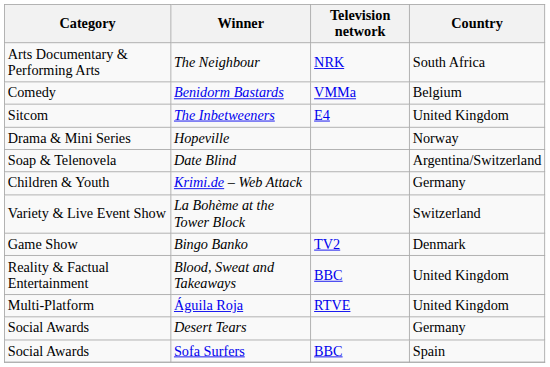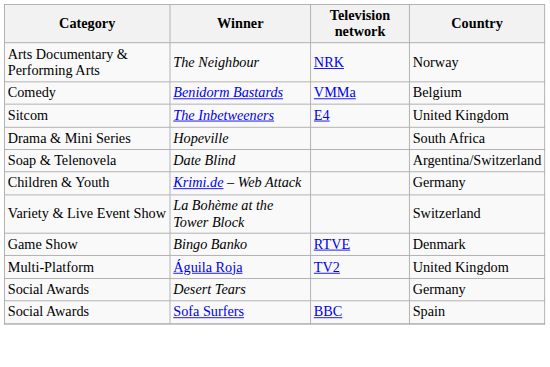(449, 62) South Africa -> (436, 62) Norway
(436, 138) Norway -> (449, 138) South Africa
(327, 244) TV2 -> (332, 244) RTVE
- row: (224, 275)
(332, 305) RTVE -> (327, 267) TV2
